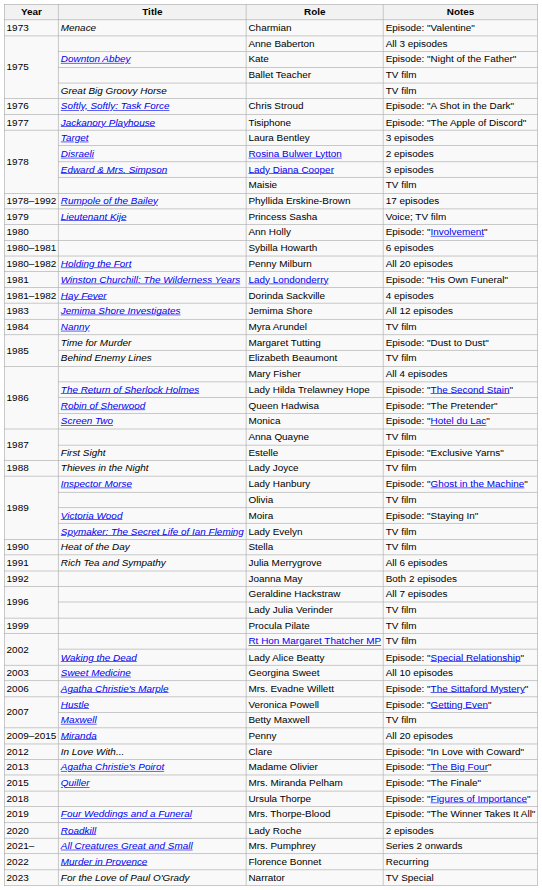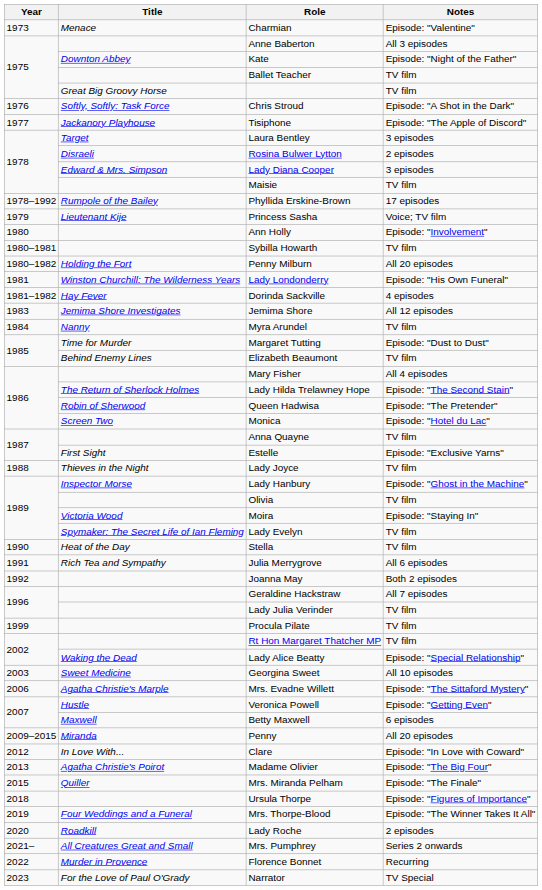(410, 248) 6 episodes -> (401, 248) TV film
(401, 720) TV film -> (410, 720) 6 episodes
